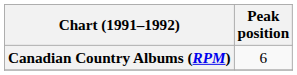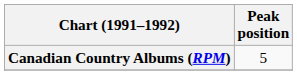(263, 57) 6 -> (263, 57) 5
